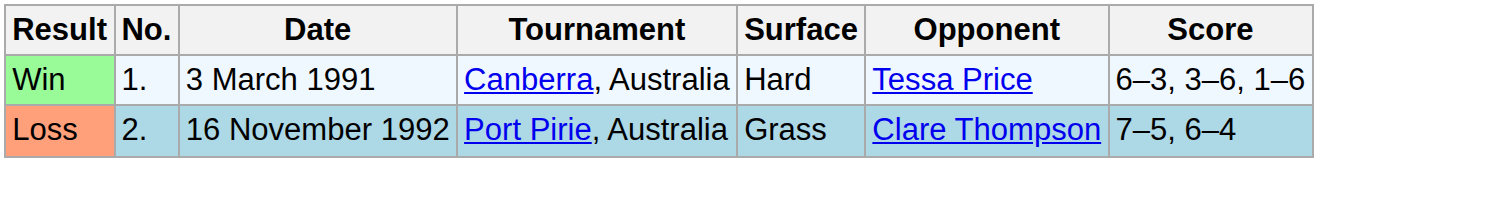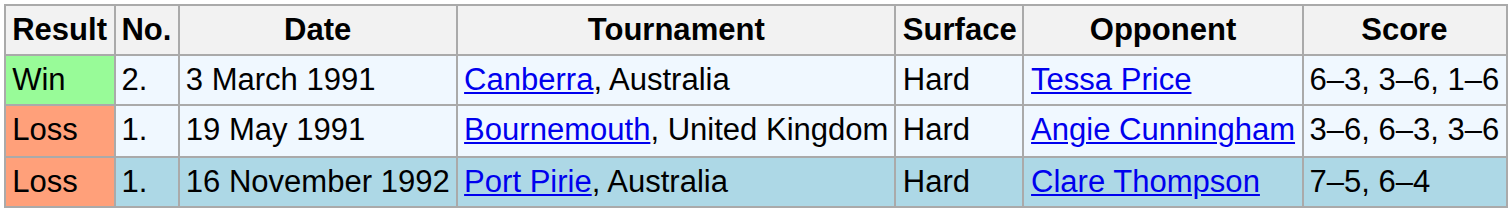(134, 79) 1. -> (134, 79) 2.
+ row: (276, 129)
(134, 129) 2. -> (134, 180) 1.
(786, 129) Grass -> (936, 180) Hard
